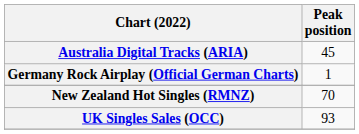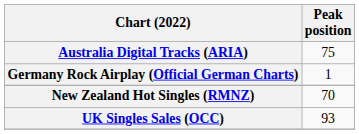(328, 52) 45 -> (328, 52) 75
